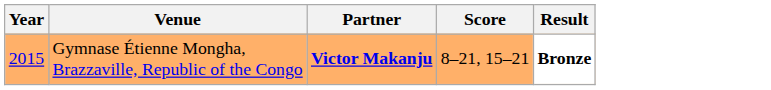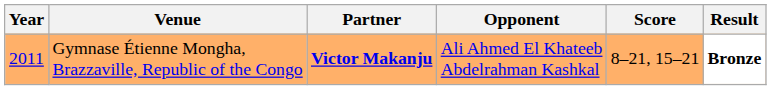+ column: (522, 19)
(26, 59) 2015 -> (26, 59) 2011
